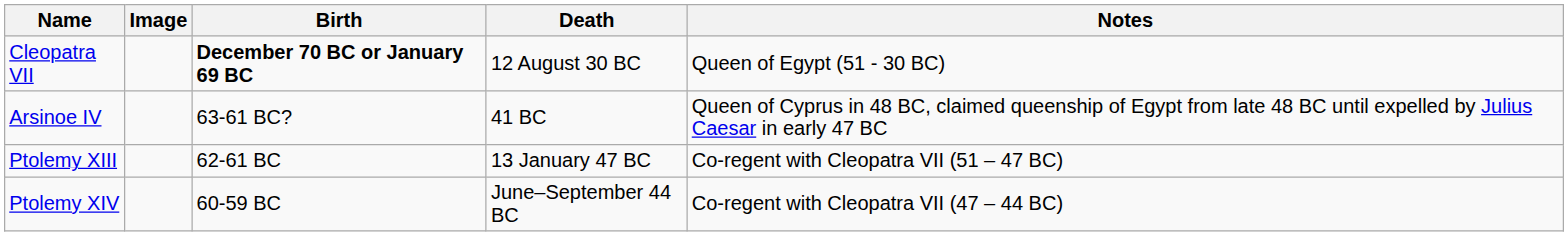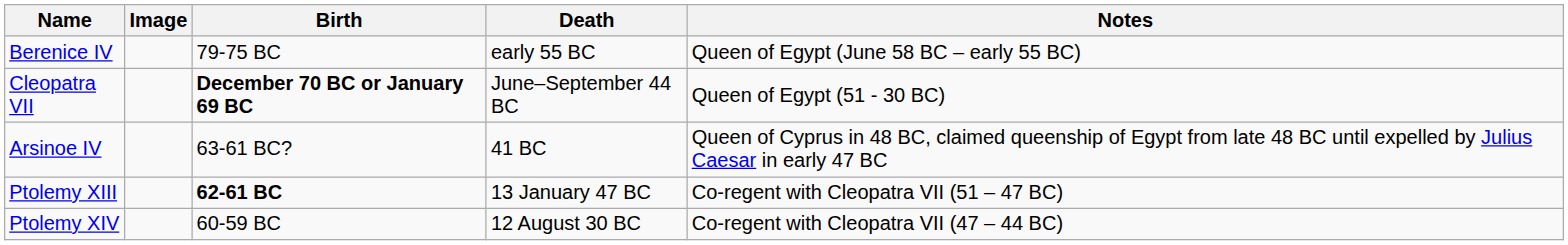+ row: (61, 52)
(566, 63) 12 August 30 BC -> (581, 95) June–September 44 BC
(239, 160) normal -> (239, 192) bold
(581, 203) June–September 44 BC -> (566, 223) 12 August 30 BC
